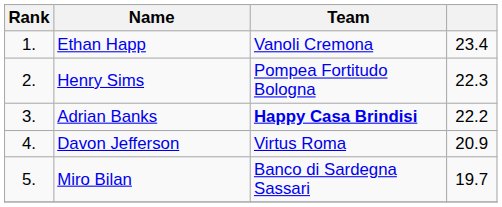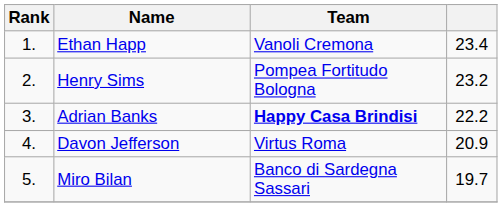(472, 80) 22.3 -> (472, 80) 23.2
